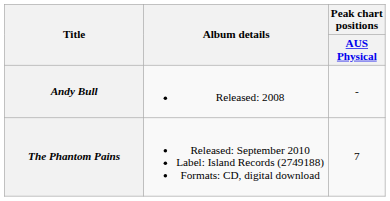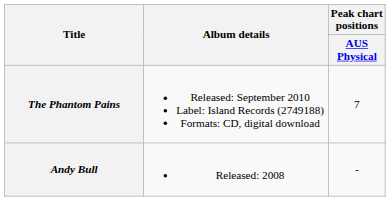rows swapped: (74, 91) <-> (74, 156)
